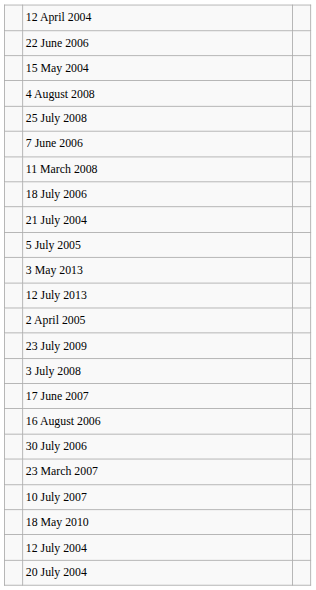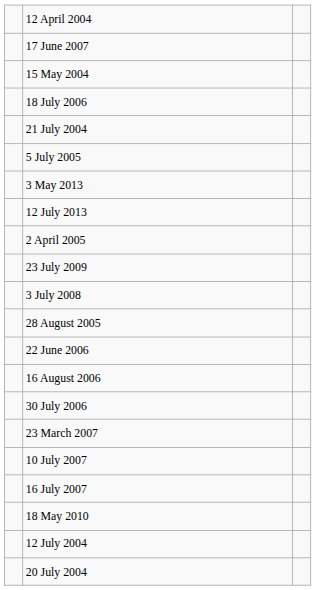rows swapped: (57, 396) <-> (57, 43)
- row: (60, 93)
- row: (56, 118)
- row: (54, 144)
- row: (62, 169)
+ row: (63, 322)
+ row: (56, 488)
